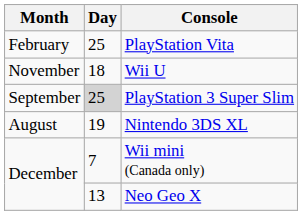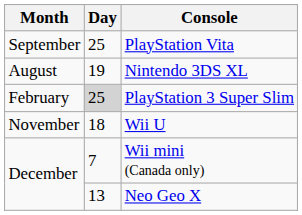(39, 44) February -> (44, 44) September
rows swapped: (186, 124) <-> (145, 71)
(44, 97) September -> (39, 97) February
